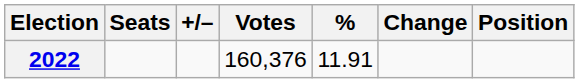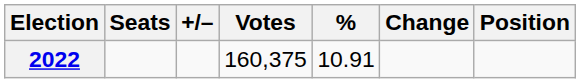(265, 58) 160,376 -> (265, 58) 160,375
(345, 58) 11.91 -> (346, 58) 10.91
